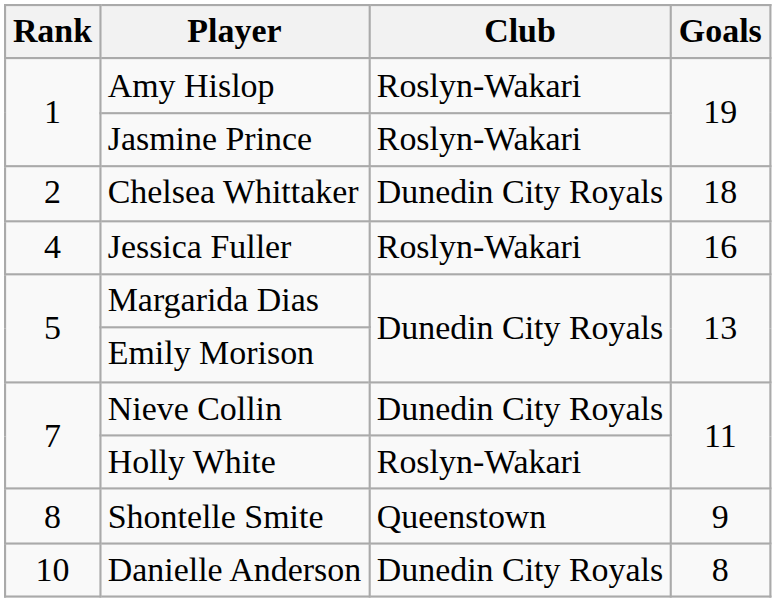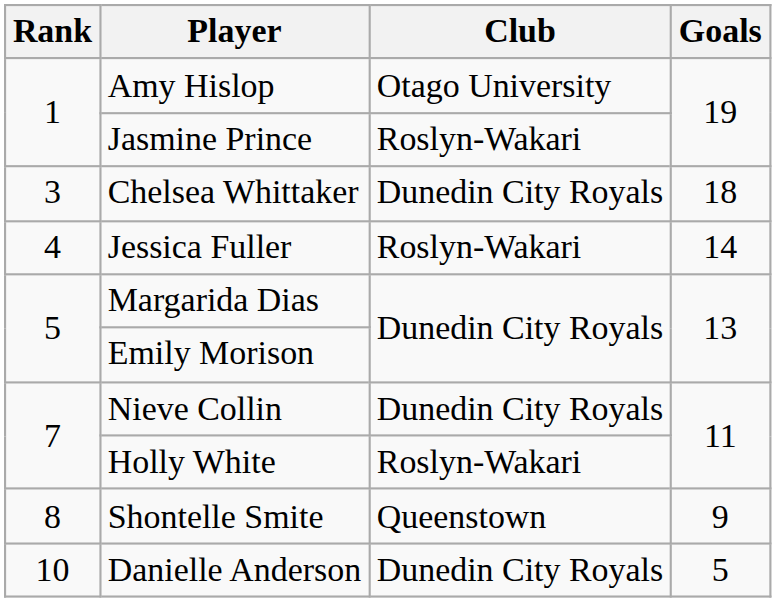(479, 85) Roslyn-Wakari -> (494, 85) Otago University
(52, 192) 2 -> (52, 192) 3
(720, 246) 16 -> (720, 246) 14
(720, 569) 8 -> (720, 569) 5
